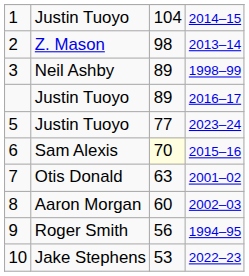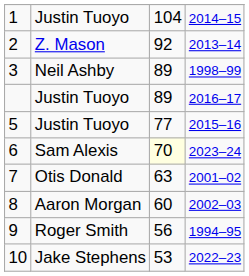(163, 44) 98 -> (163, 44) 92
(215, 124) 2023–24 -> (215, 124) 2015–16
(215, 151) 2015–16 -> (215, 151) 2023–24
